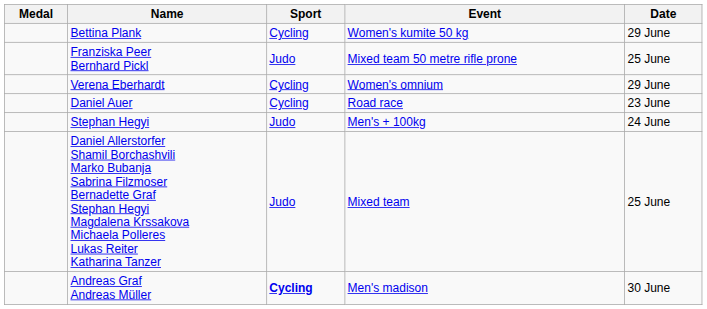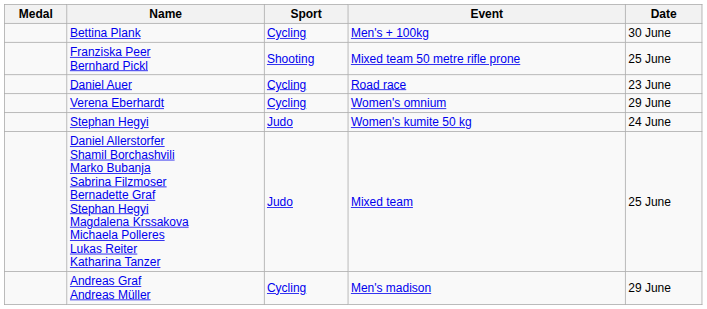(408, 33) Women's kumite 50 kg -> (390, 33) Men's + 100kg
(649, 33) 29 June -> (650, 33) 30 June
(282, 59) Judo -> (291, 59) Shooting
rows swapped: (118, 85) <-> (102, 104)
(387, 123) Men's + 100kg -> (411, 123) Women's kumite 50 kg
(291, 288) bold -> (287, 288) normal
(649, 288) 30 June -> (650, 288) 29 June
